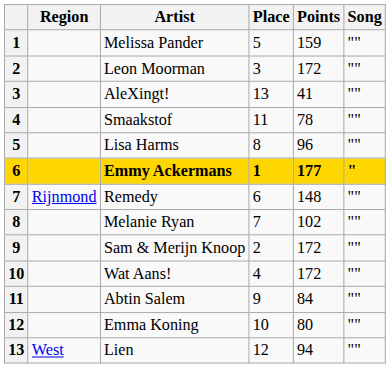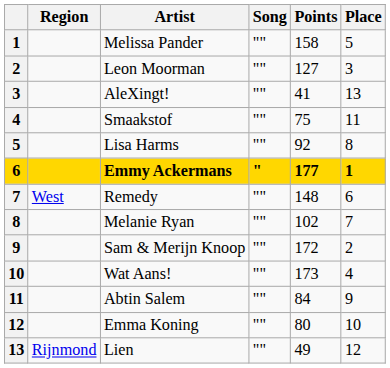columns swapped: (365, 17) <-> (271, 17)
(309, 42) 159 -> (306, 42) 158
(309, 68) 172 -> (306, 68) 127
(305, 119) 78 -> (302, 119) 75
(305, 145) 96 -> (302, 145) 92
(64, 196) Rijnmond -> (48, 196) West
(309, 273) 172 -> (306, 273) 173
(48, 350) West -> (64, 350) Rijnmond
(305, 350) 94 -> (302, 350) 49
